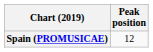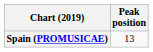(129, 39) 12 -> (129, 39) 13
